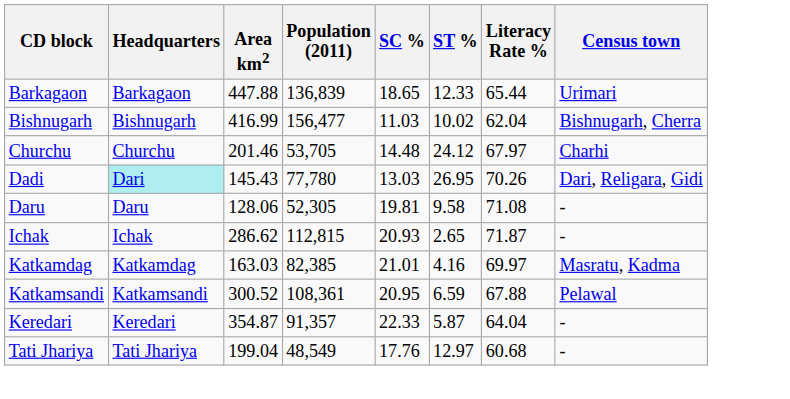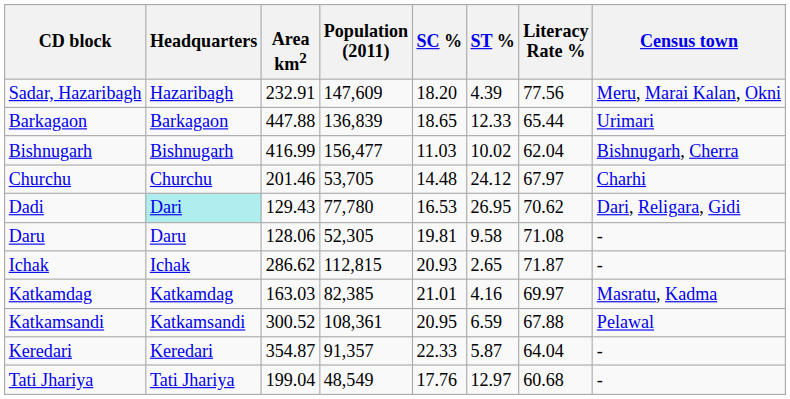+ row: (75, 93)
(253, 179) 145.43 -> (291, 207) 129.43
(399, 179) 13.03 -> (437, 207) 16.53
(506, 179) 70.26 -> (544, 207) 70.62
